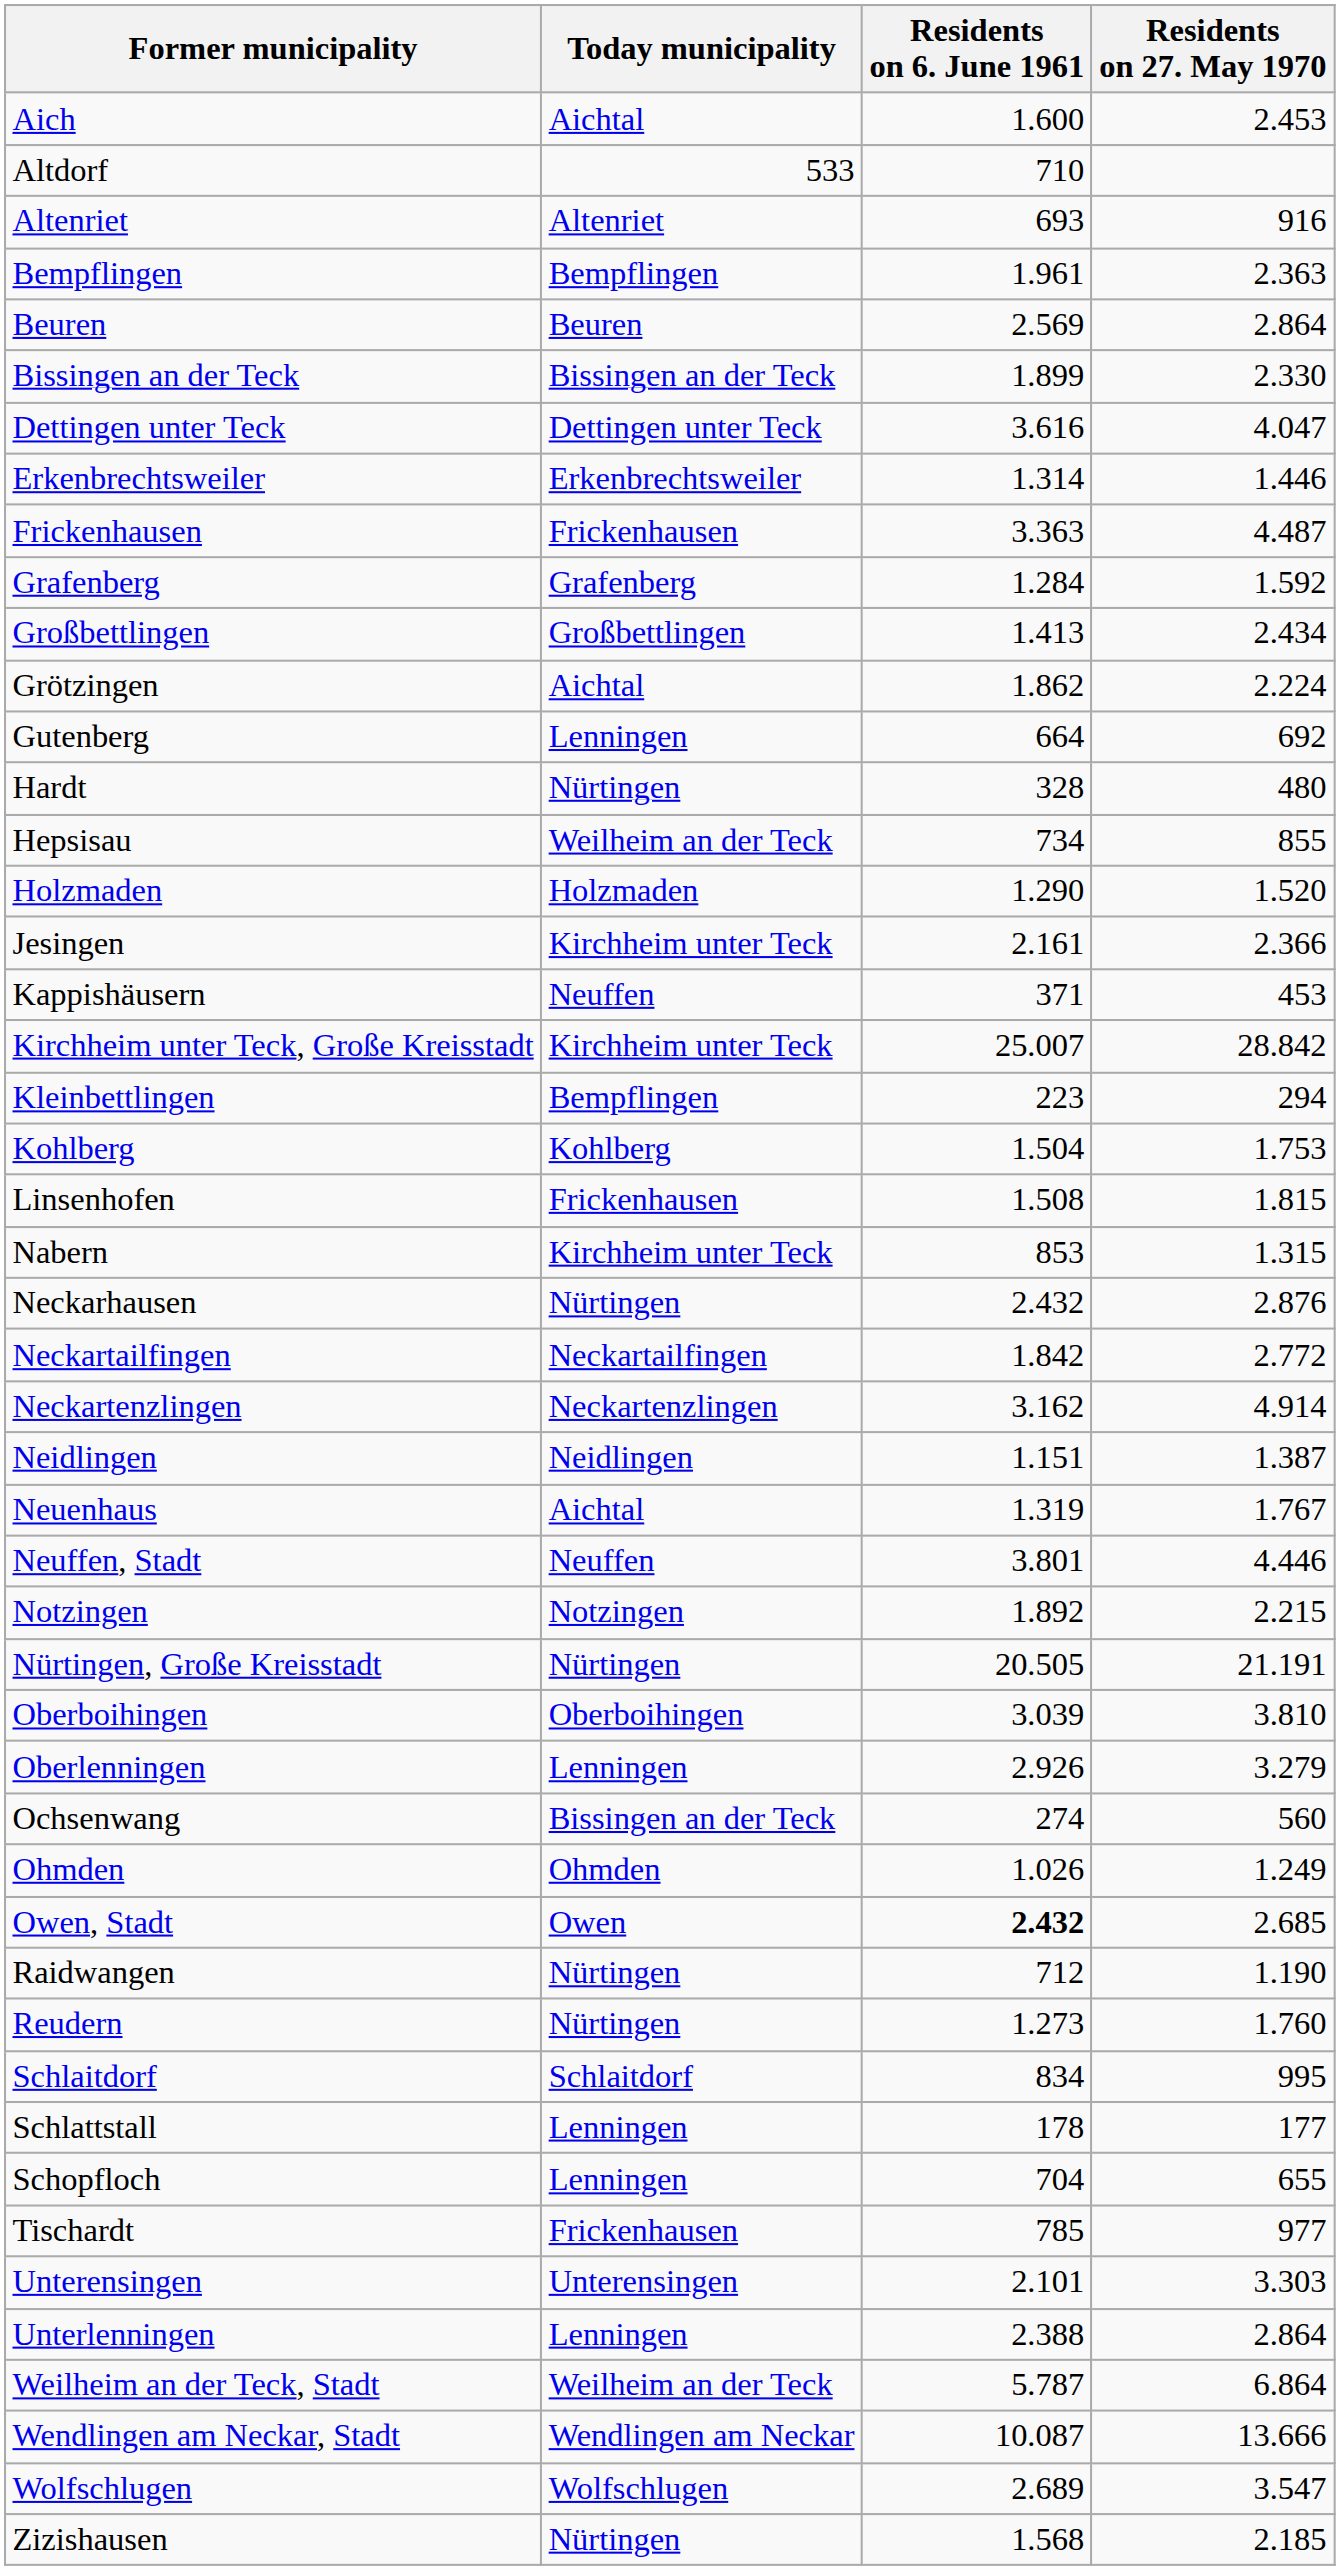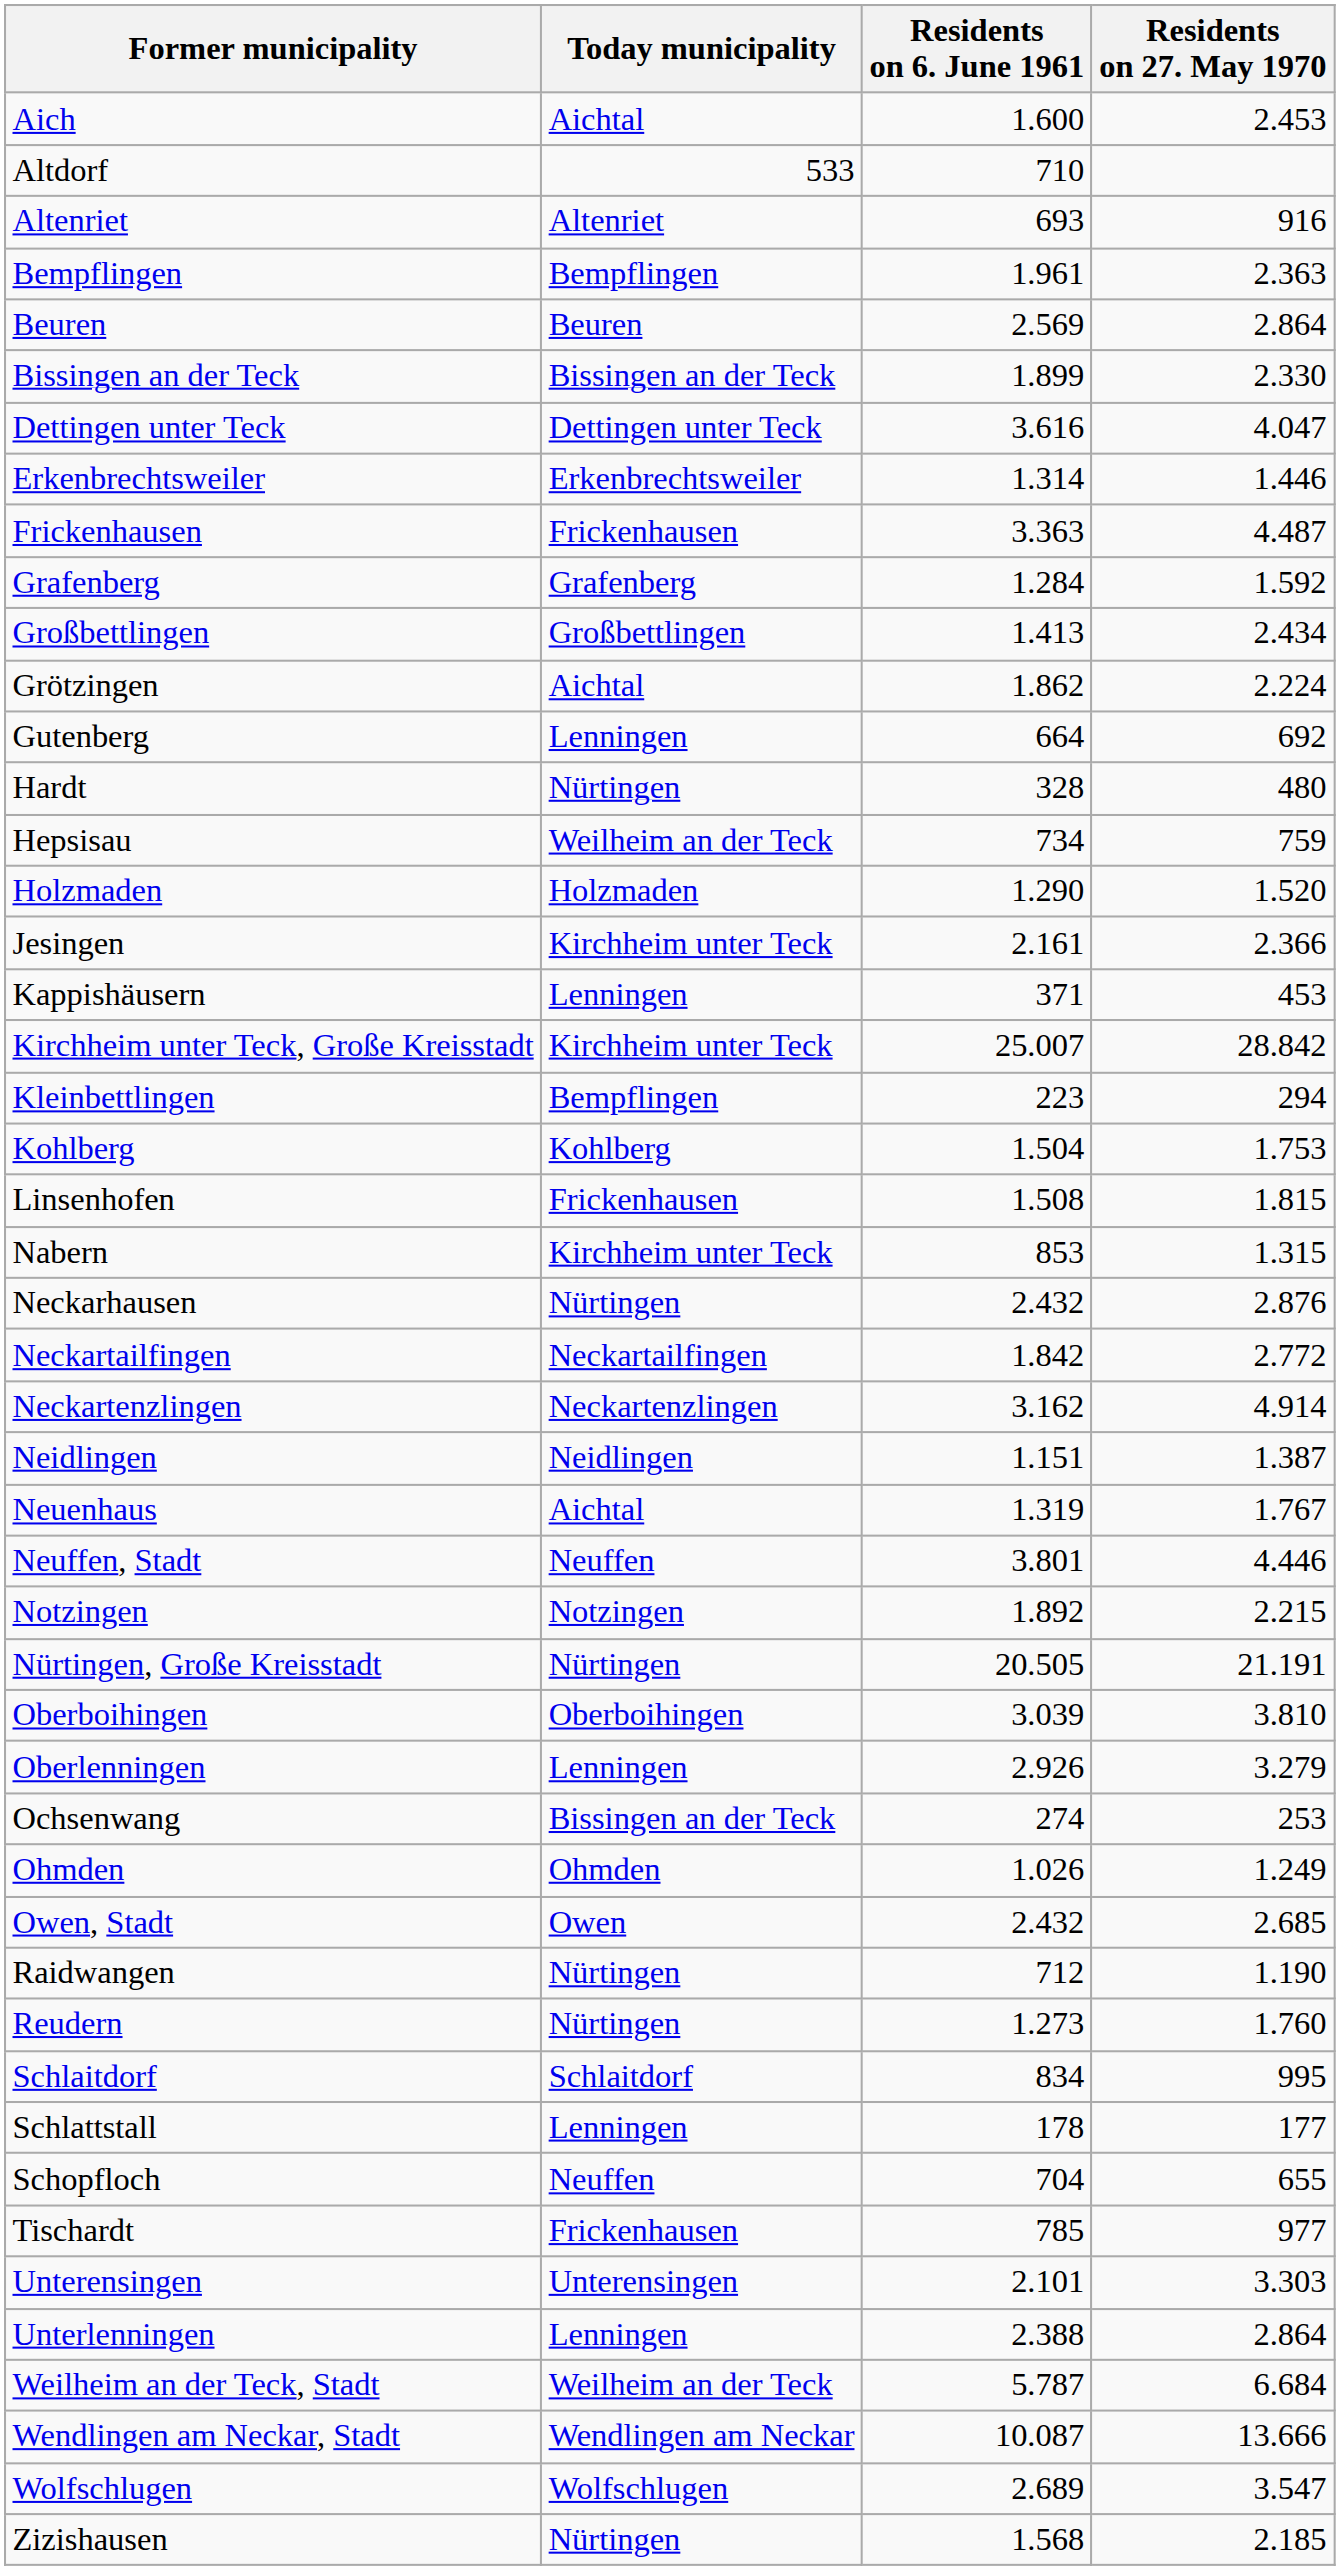(1302, 839) 855 -> (1302, 839) 759
(602, 993) Neuffen -> (618, 993) Lenningen
(1302, 1818) 560 -> (1302, 1818) 253
(1048, 1921) bold -> (1048, 1921) normal
(618, 2178) Lenningen -> (602, 2178) Neuffen
(1290, 2384) 6.864 -> (1290, 2384) 6.684
